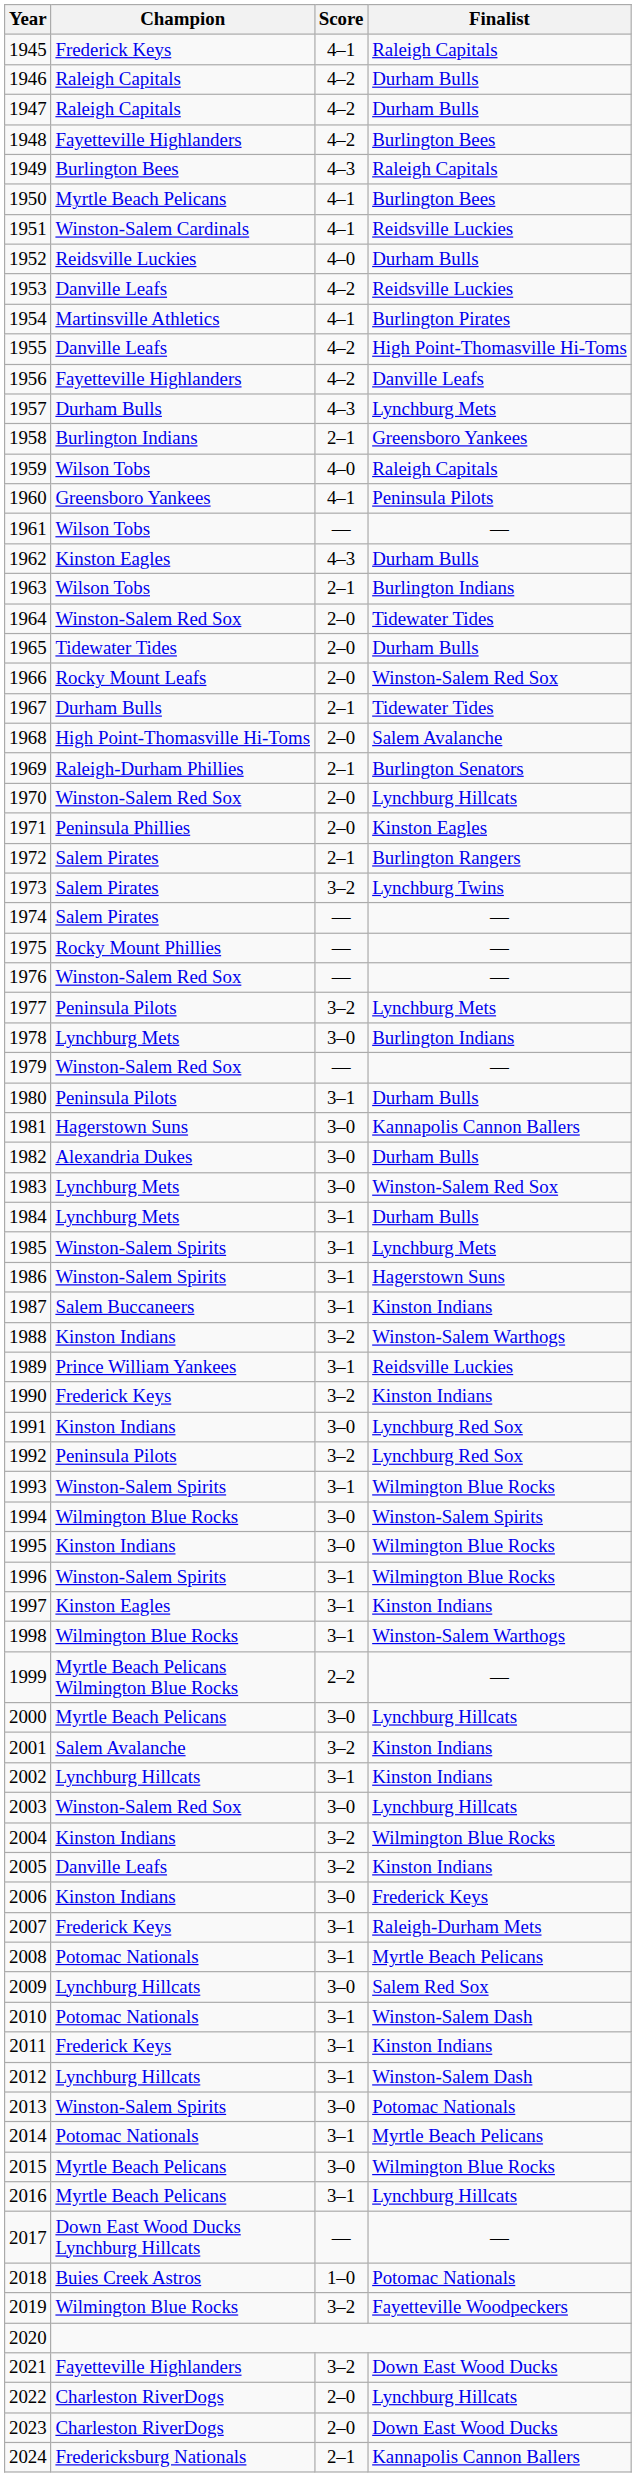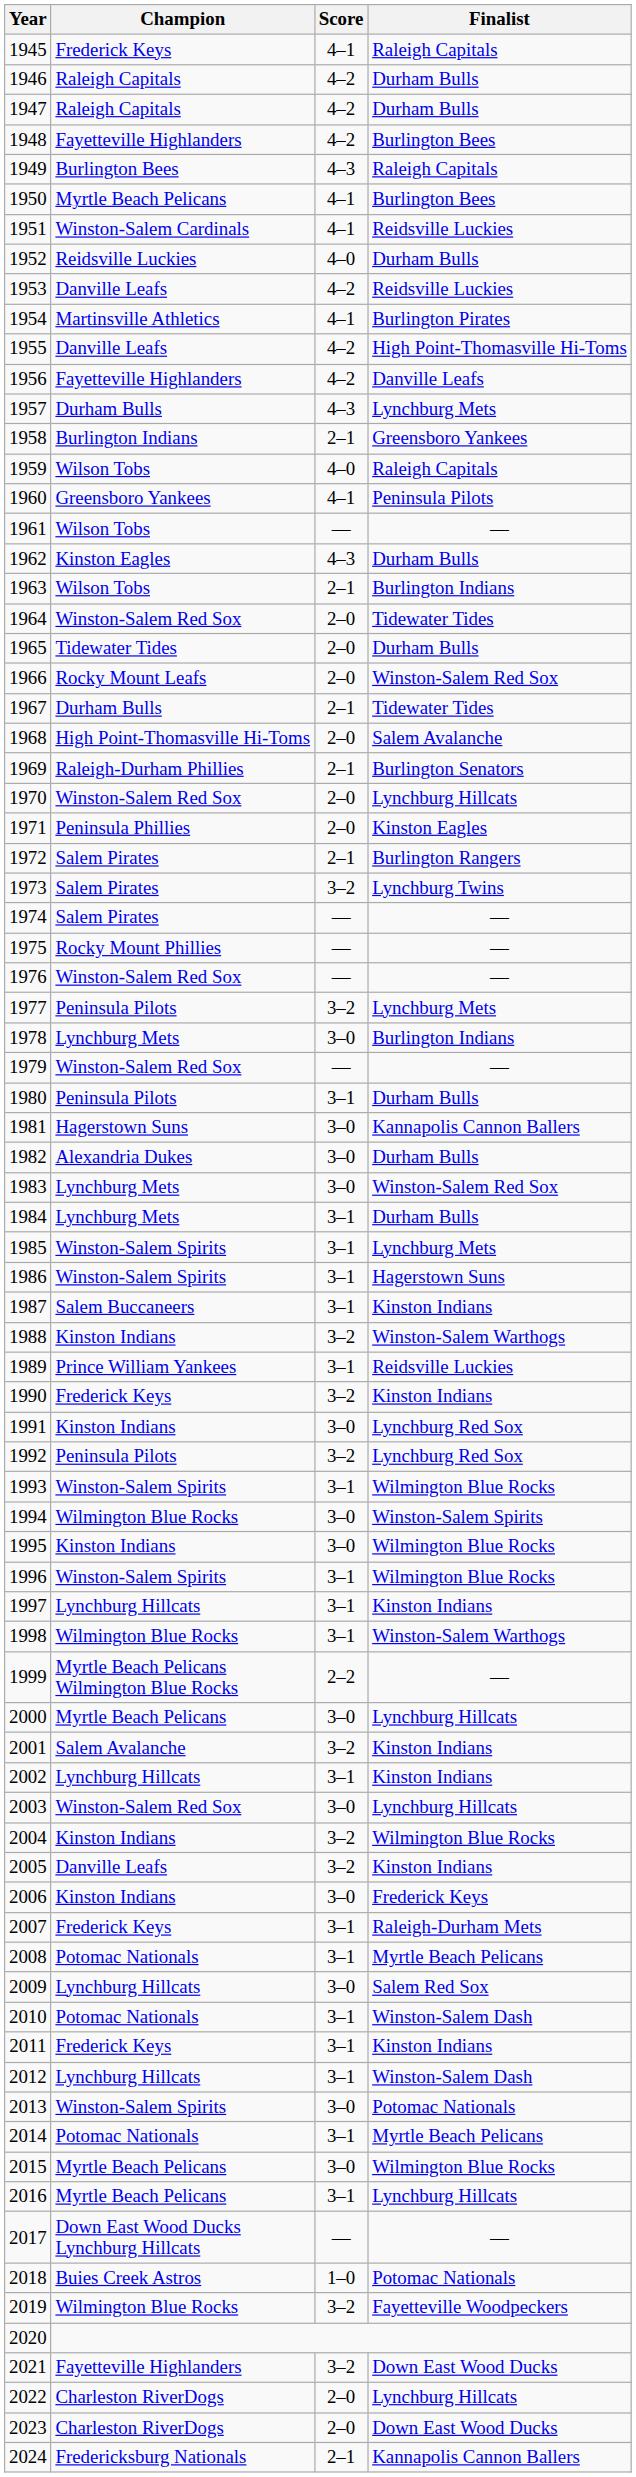(113, 1606) Kinston Eagles -> (128, 1606) Lynchburg Hillcats
